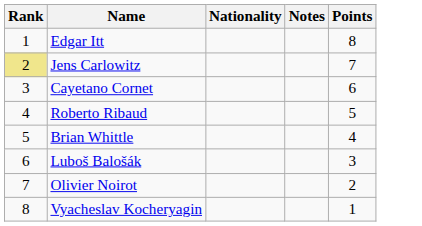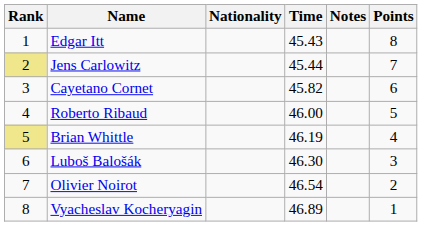+ column: (306, 16)
(26, 137) no background -> (26, 137) khaki background
